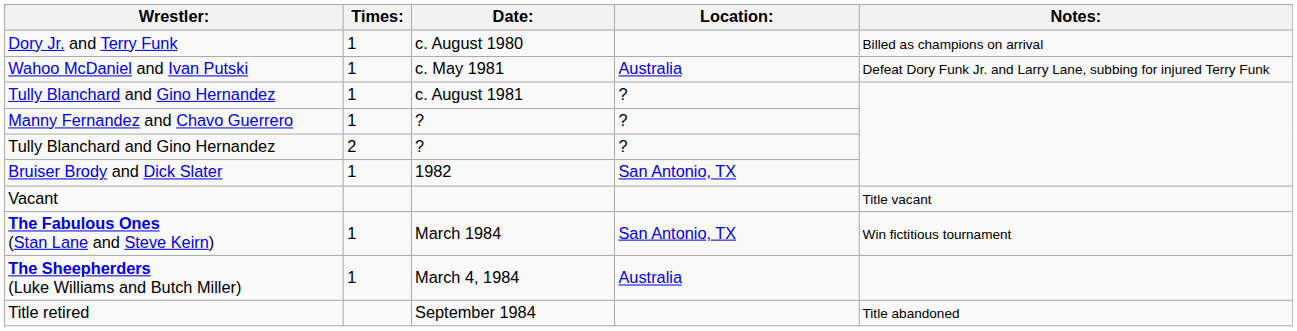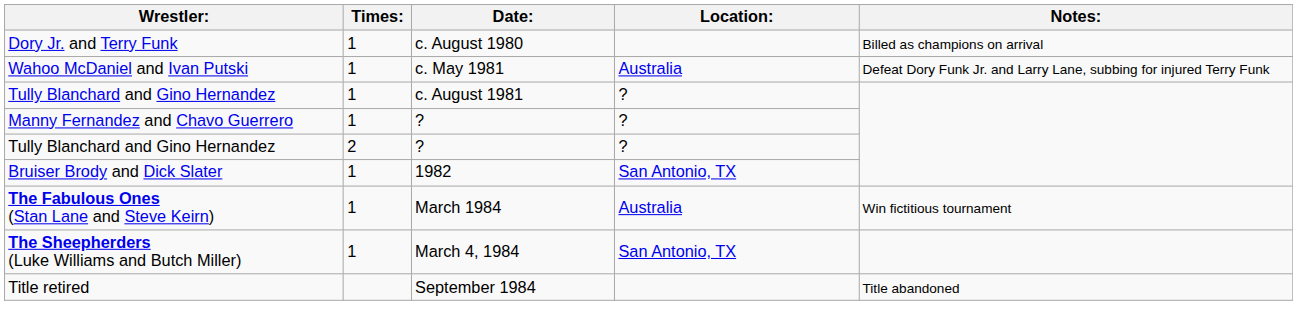- row: (33, 198)
(677, 233) San Antonio, TX -> (650, 207) Australia
(650, 277) Australia -> (677, 252) San Antonio, TX
